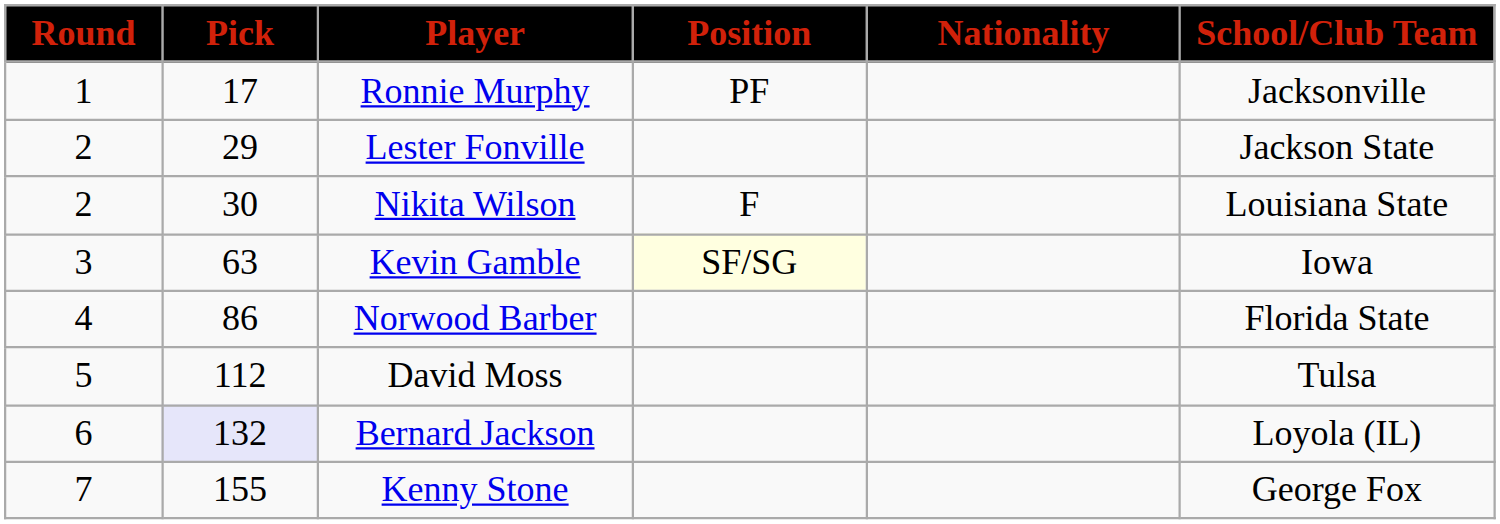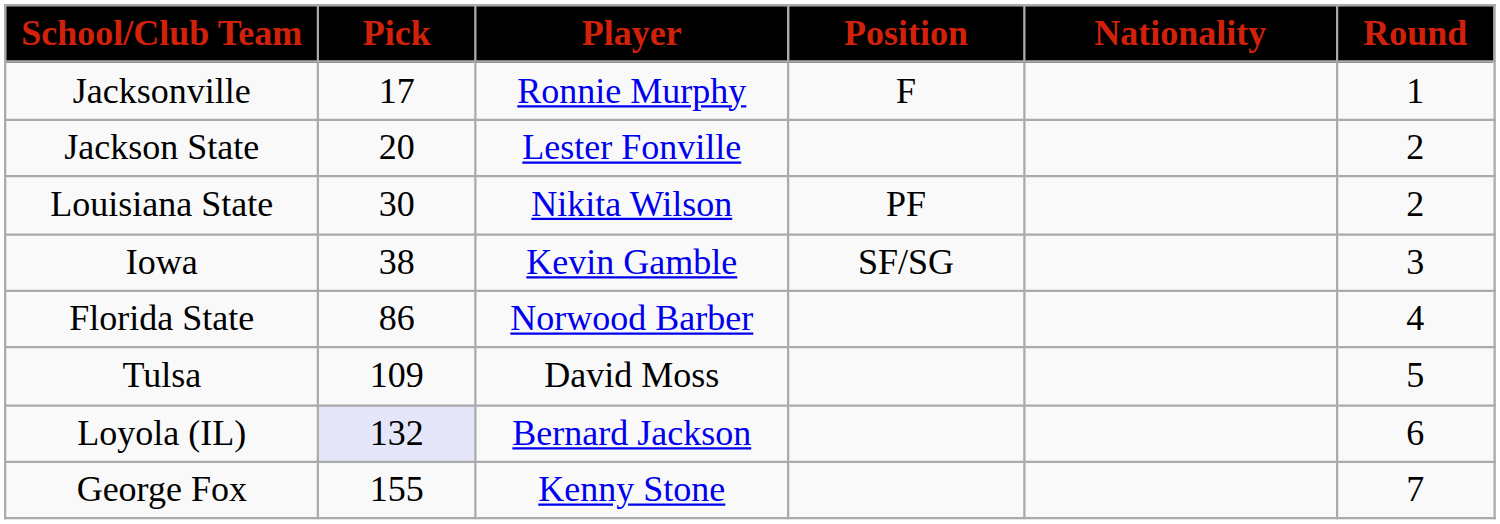columns swapped: (83, 33) <-> (1337, 33)
(749, 90) PF -> (906, 90) F
(240, 147) 29 -> (397, 147) 20
(749, 204) F -> (906, 204) PF
(240, 261) 63 -> (397, 261) 38
(749, 261) lightyellow background -> (906, 261) no background
(240, 375) 112 -> (397, 375) 109
